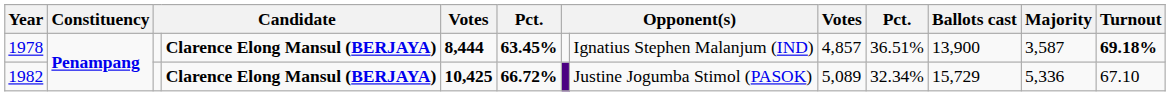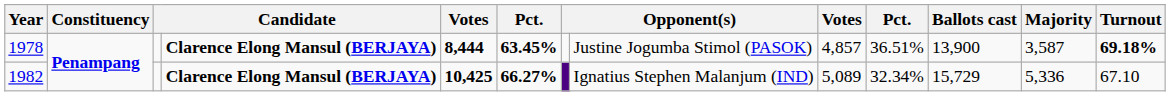(694, 47) Ignatius Stephen Malanjum (IND) -> (693, 47) Justine Jogumba Stimol (PASOK)
(529, 76) 66.72% -> (529, 76) 66.27%
(693, 76) Justine Jogumba Stimol (PASOK) -> (694, 76) Ignatius Stephen Malanjum (IND)
